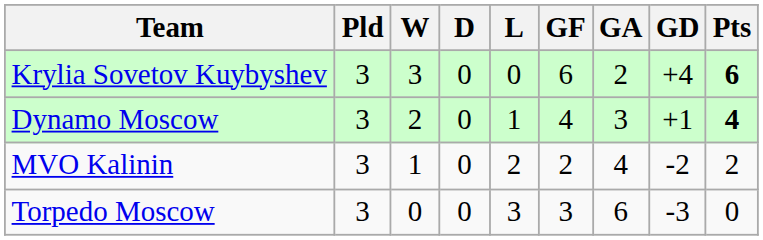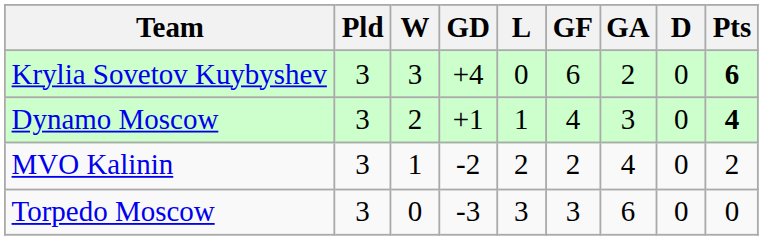columns swapped: (465, 27) <-> (678, 27)
